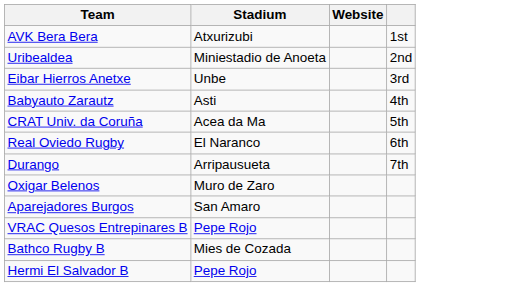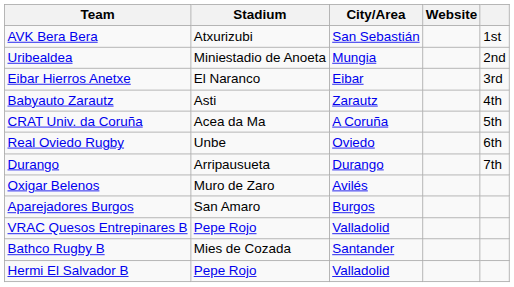+ column: (376, 15)
(210, 79) Unbe -> (227, 79) El Naranco
(227, 143) El Naranco -> (210, 143) Unbe
